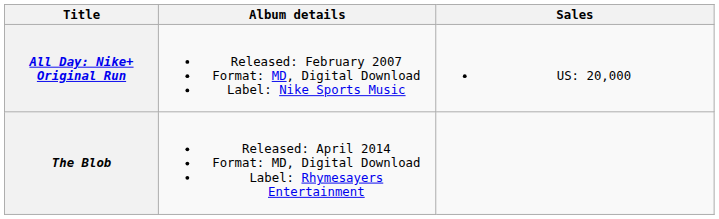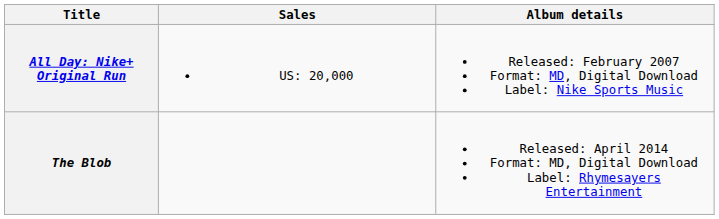columns swapped: (297, 15) <-> (575, 15)
